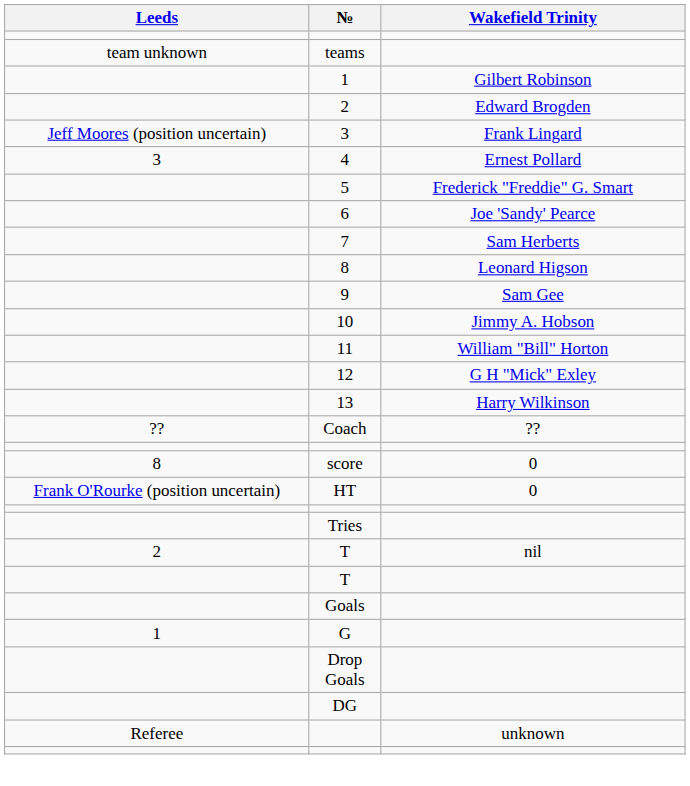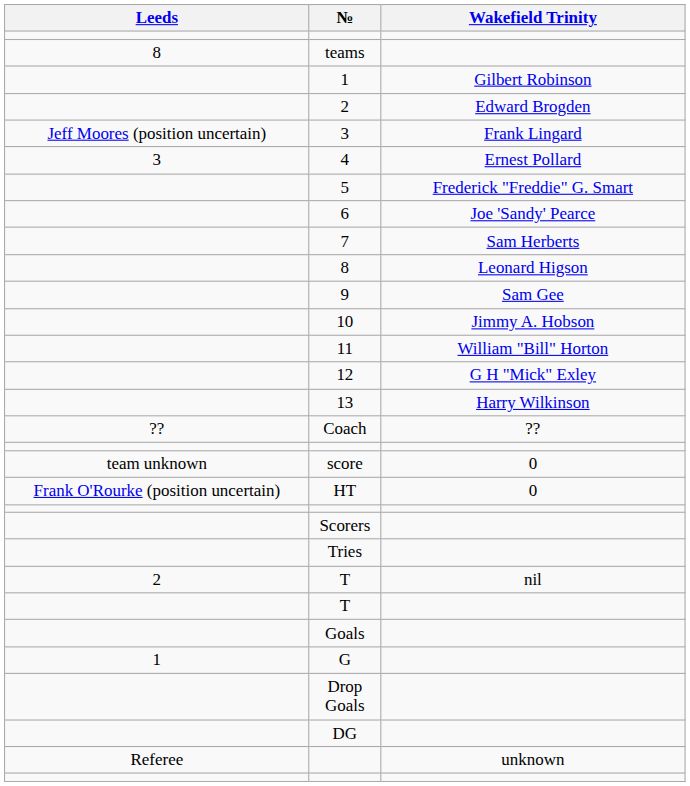(157, 52) team unknown -> (157, 52) 8
(157, 463) 8 -> (157, 463) team unknown
+ row: (345, 525)
